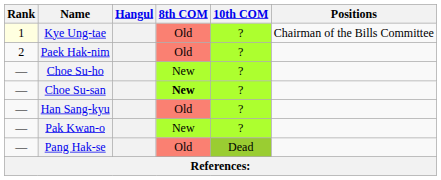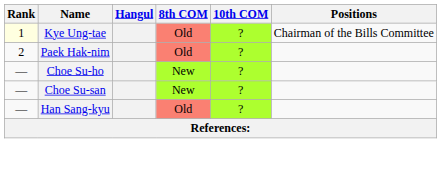(183, 90) bold -> (183, 90) normal
- row: (75, 128)
- row: (75, 147)
